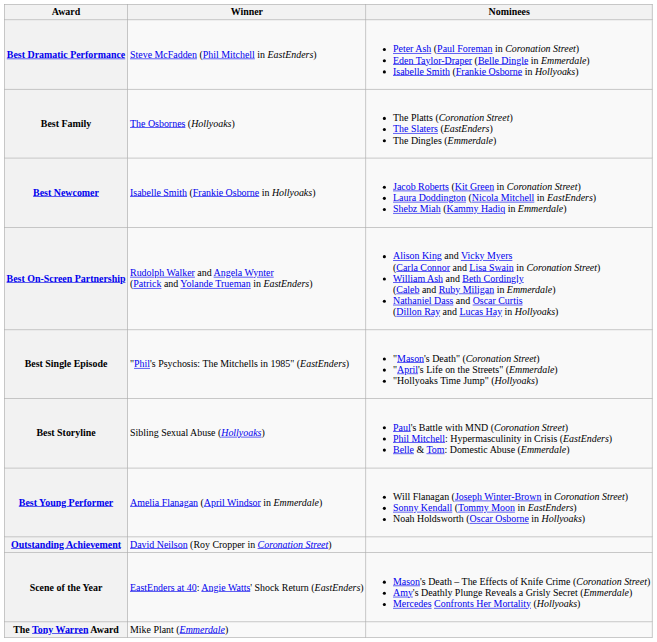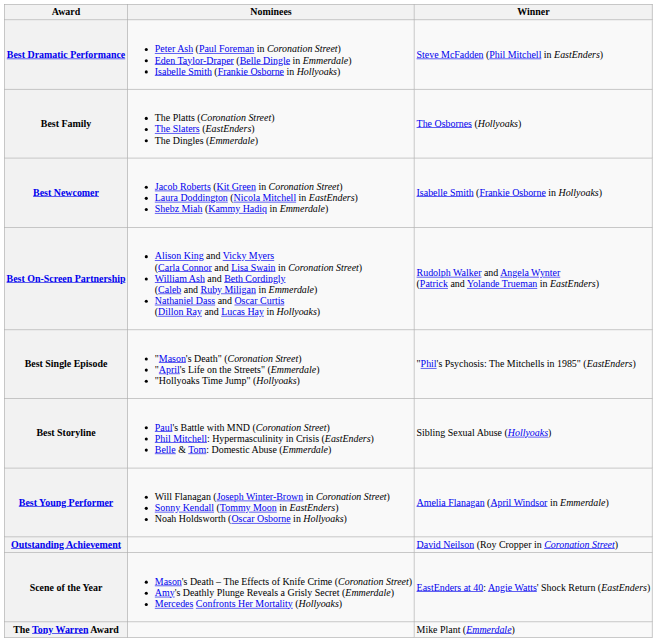columns swapped: (247, 12) <-> (509, 12)
